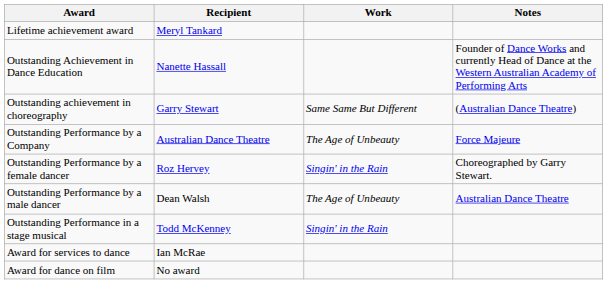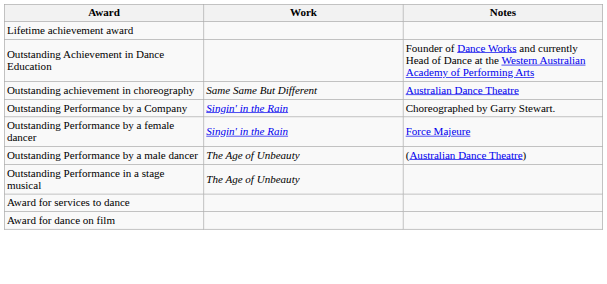- column: (229, 13)
(516, 109) (Australian Dance Theatre) -> (462, 90) Australian Dance Theatre
(353, 139) The Age of Unbeauty -> (247, 108) Singin' in the Rain
(488, 139) Force Majeure -> (481, 108) Choreographed by Garry Stewart.
(511, 169) Choreographed by Garry Stewart. -> (438, 131) Force Majeure
(512, 199) Australian Dance Theatre -> (466, 155) (Australian Dance Theatre)
(347, 228) Singin' in the Rain -> (253, 179) The Age of Unbeauty
